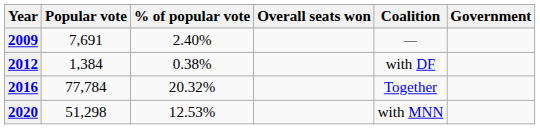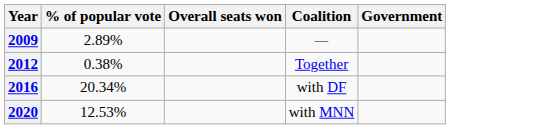- column: (86, 16)
(192, 40) 2.40% -> (103, 40) 2.89%
(410, 64) with DF -> (322, 64) Together
(192, 87) 20.32% -> (103, 87) 20.34%
(410, 87) Together -> (322, 87) with DF
